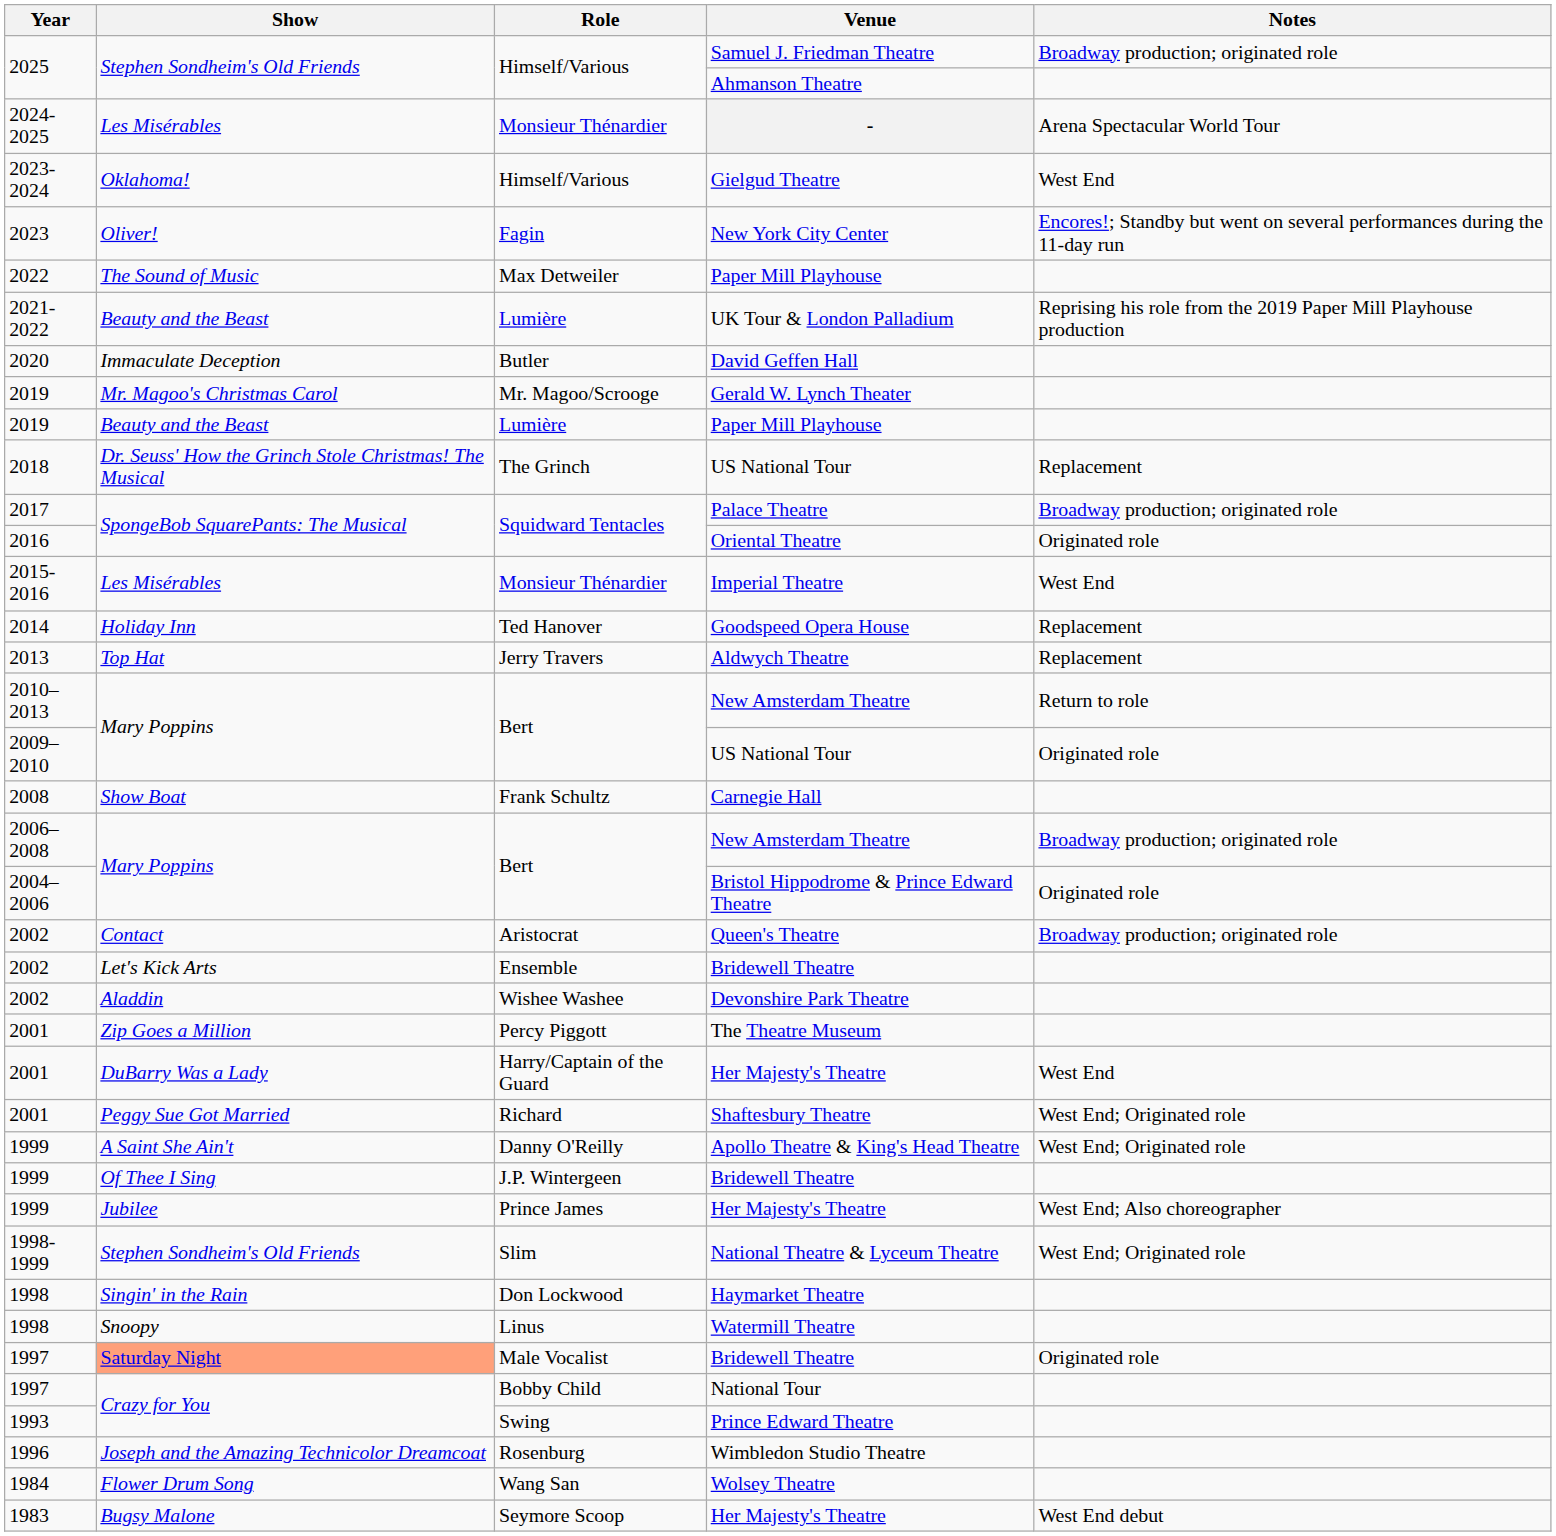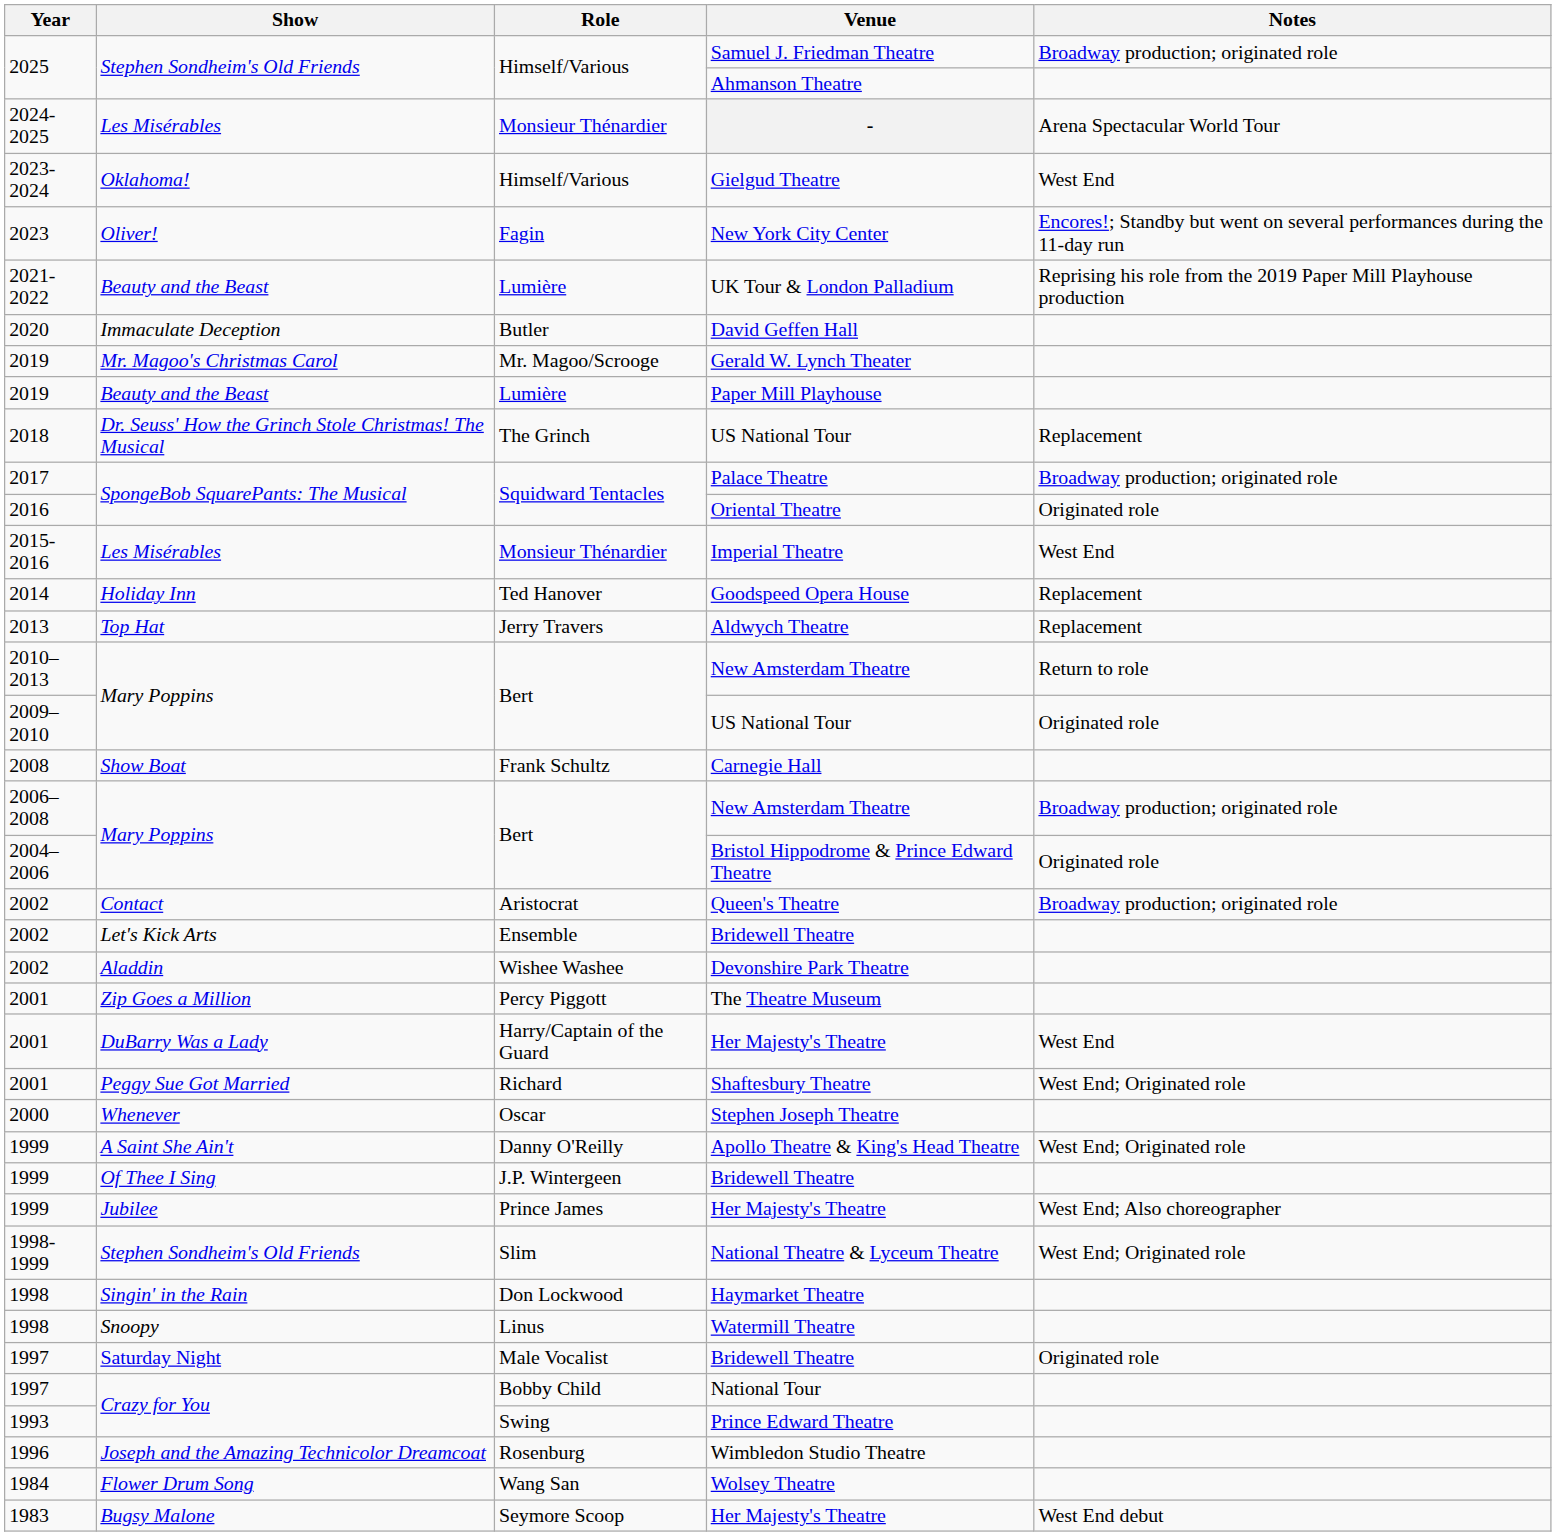- row: (29, 275)
+ row: (29, 1115)
(161, 1357) lightsalmon background -> (161, 1357) no background
